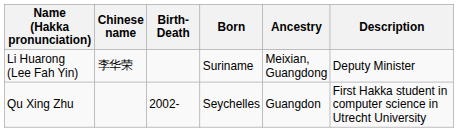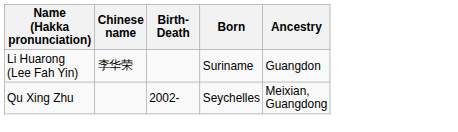- column: (392, 27)
(296, 65) Meixian, Guangdong -> (293, 65) Guangdon
(293, 104) Guangdon -> (296, 98) Meixian, Guangdong
